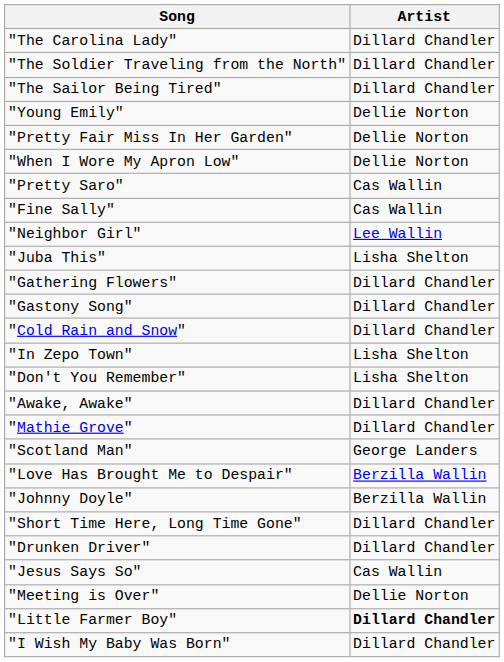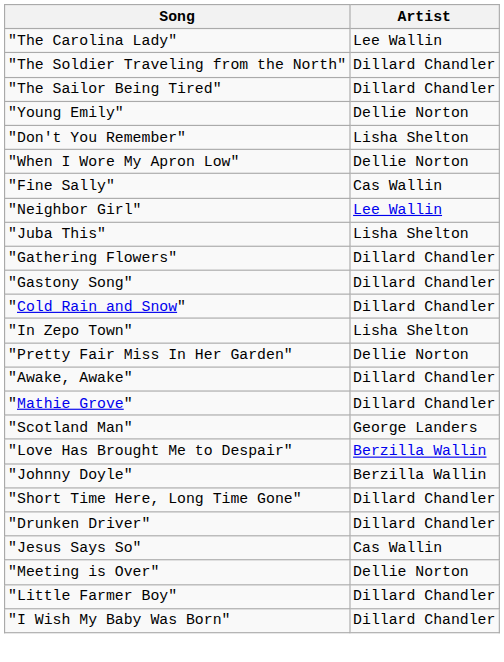(424, 41) Dillard Chandler -> (398, 41) Lee Wallin
rows swapped: (150, 137) <-> (97, 379)
- row: (66, 186)
(424, 620) bold -> (424, 596) normal
